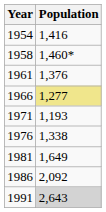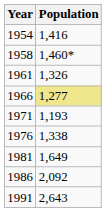(53, 75) 1,376 -> (53, 75) 1,326
(53, 197) lightgrey background -> (53, 197) no background
